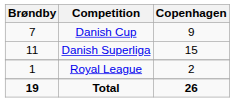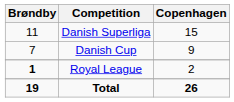rows swapped: (106, 50) <-> (106, 32)
(32, 69) normal -> (32, 69) bold
